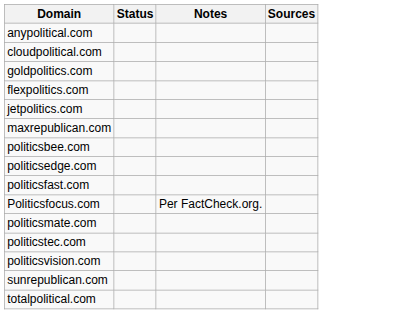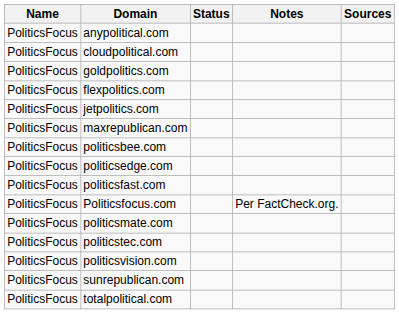+ column: (42, 14)
